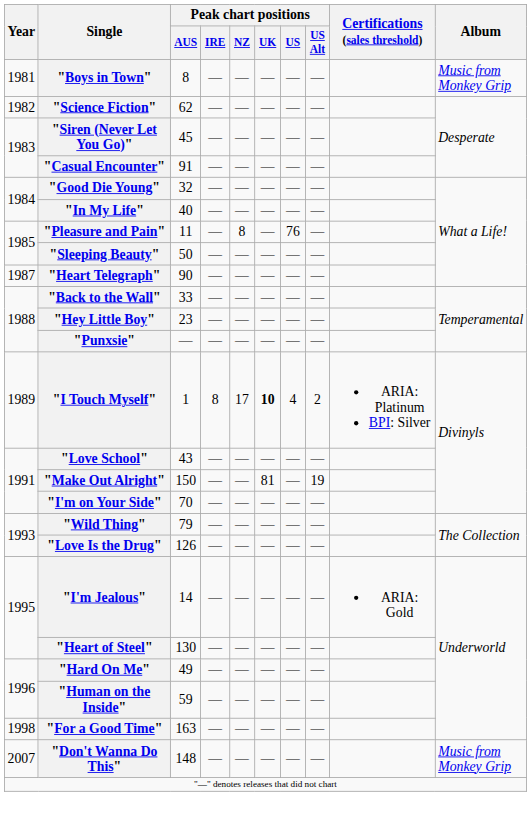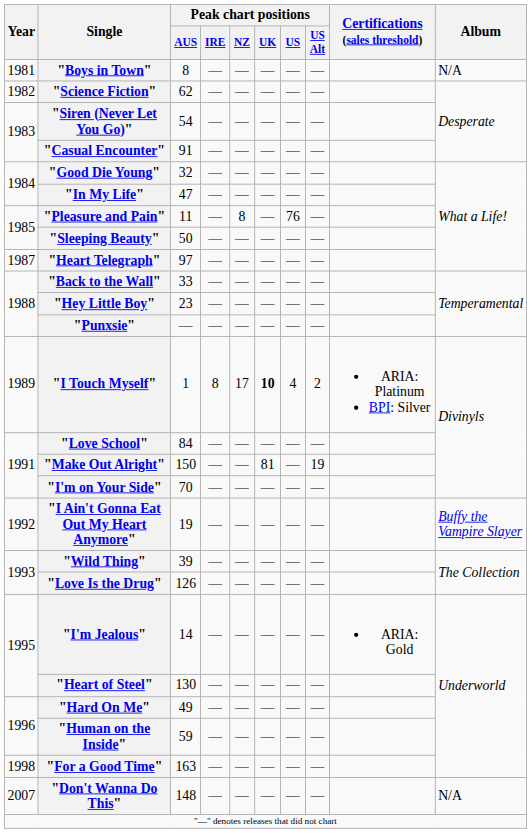(475, 77) Music from Monkey Grip -> (450, 70) N/A
(186, 137) 45 -> (186, 121) 54
(186, 210) 40 -> (186, 194) 47
(186, 275) 90 -> (186, 260) 97
(186, 458) 43 -> (186, 443) 84
+ row: (104, 524)
(186, 524) 79 -> (186, 561) 39
(475, 758) Music from Monkey Grip -> (450, 796) N/A
